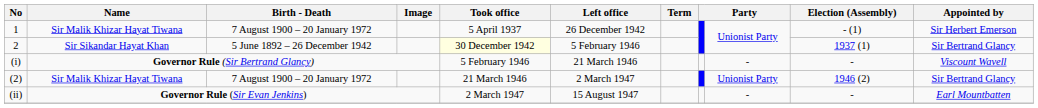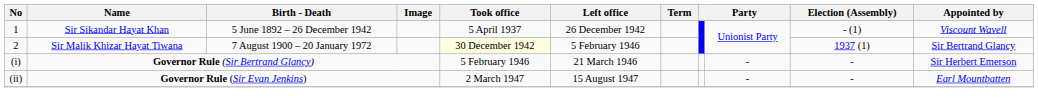(117, 29) Sir Malik Khizar Hayat Tiwana -> (117, 29) Sir Sikandar Hayat Khan
(302, 29) 7 August 1900 – 20 January 1972 -> (302, 29) 5 June 1892 – 26 December 1942
(973, 29) Sir Herbert Emerson -> (973, 29) Viscount Wavell
(117, 45) Sir Sikandar Hayat Khan -> (117, 45) Sir Malik Khizar Hayat Tiwana
(302, 45) 5 June 1892 – 26 December 1942 -> (302, 45) 7 August 1900 – 20 January 1972
(973, 62) Viscount Wavell -> (973, 62) Sir Herbert Emerson
- row: (16, 78)
